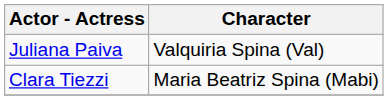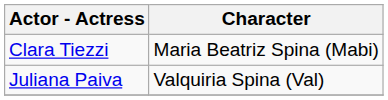rows swapped: (66, 49) <-> (59, 79)
